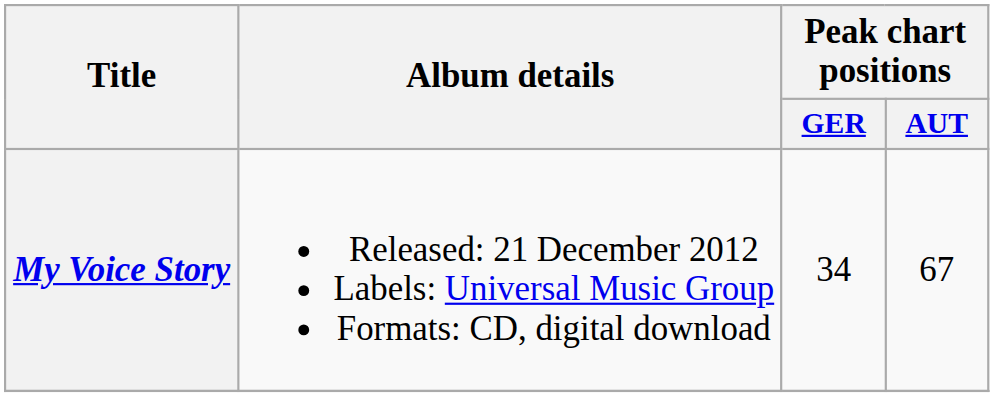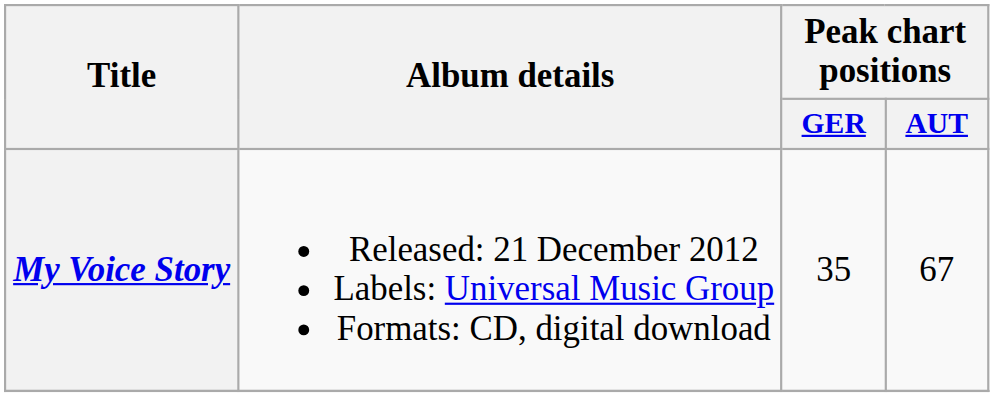(834, 269) 34 -> (834, 269) 35
